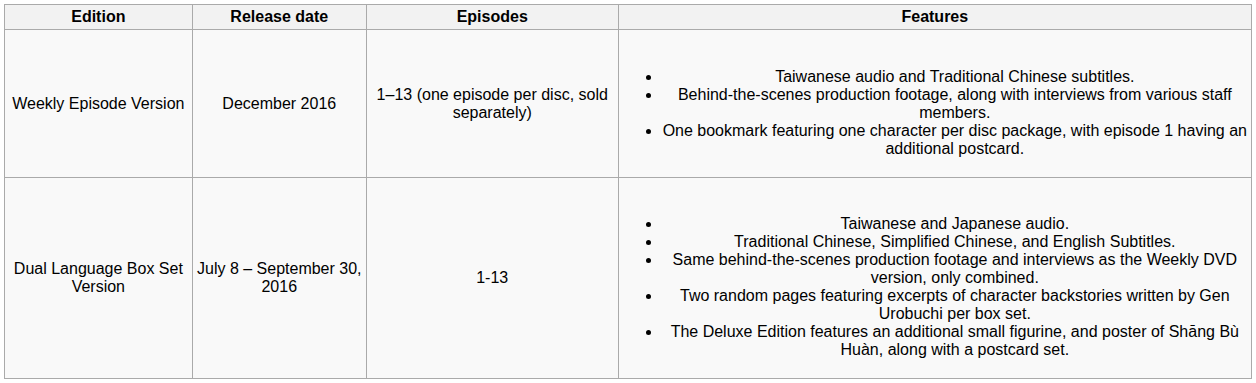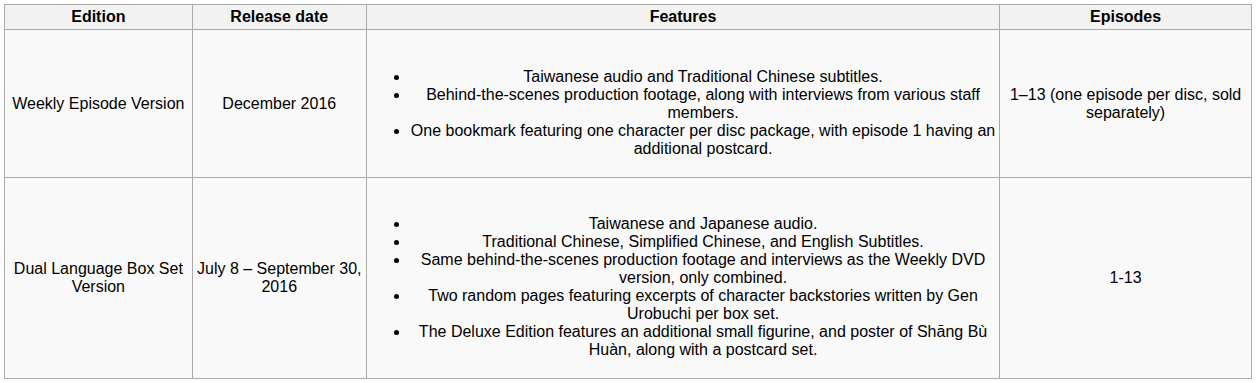columns swapped: (492, 17) <-> (935, 17)
